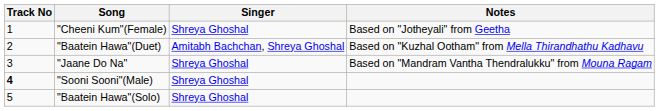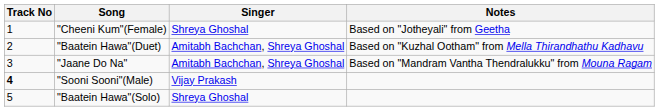(210, 64) Shreya Ghoshal -> (258, 64) Amitabh Bachchan, Shreya Ghoshal
(210, 81) Shreya Ghoshal -> (204, 81) Vijay Prakash
